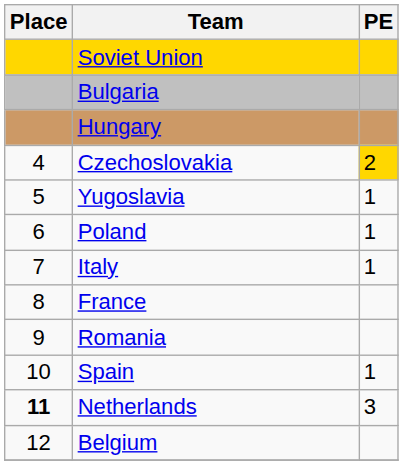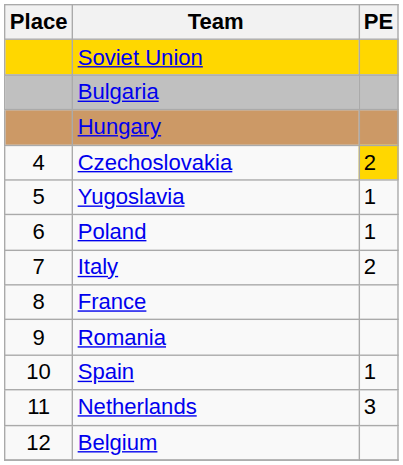(370, 267) 1 -> (370, 267) 2
(39, 407) bold -> (39, 407) normal
